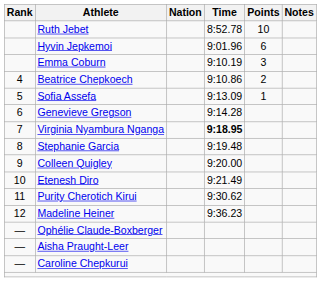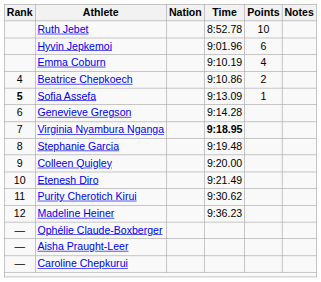(263, 63) 3 -> (263, 63) 4
(20, 96) normal -> (20, 96) bold
